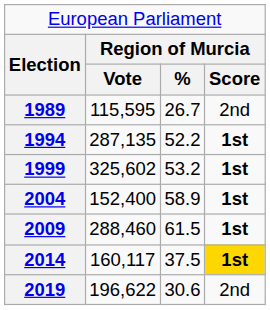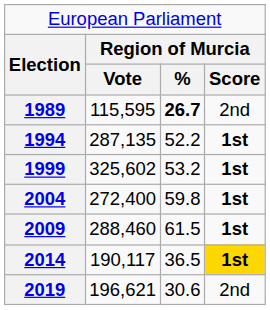(183, 108) normal -> (183, 108) bold
(123, 198) 152,400 -> (123, 198) 272,400
(183, 198) 58.9 -> (183, 198) 59.8
(123, 258) 160,117 -> (123, 258) 190,117
(183, 258) 37.5 -> (183, 258) 36.5
(123, 288) 196,622 -> (123, 288) 196,621
